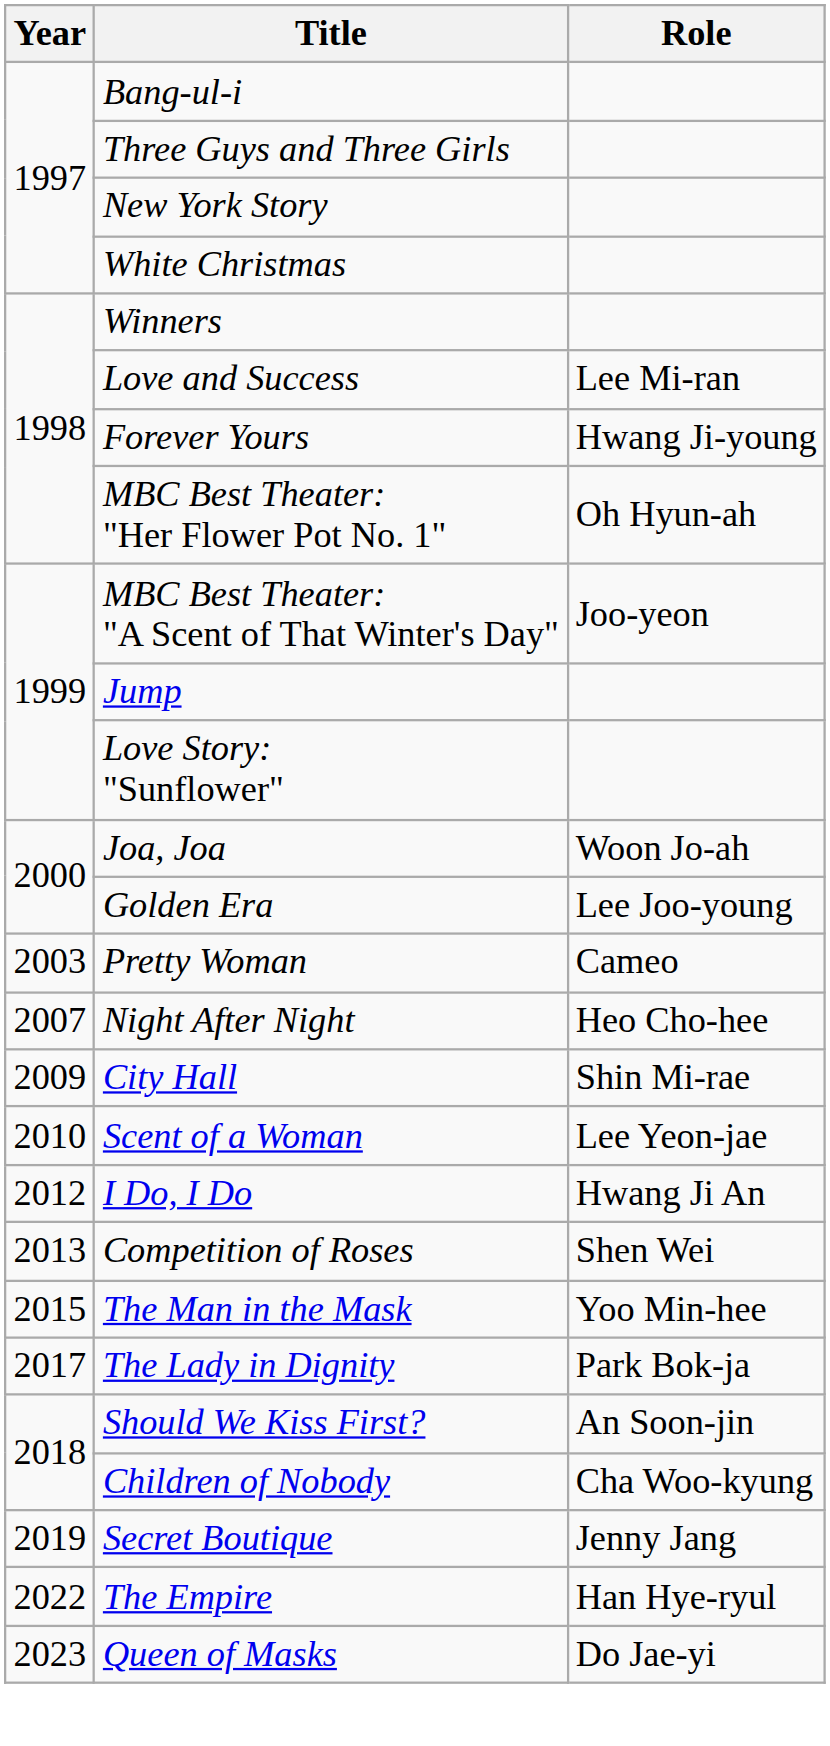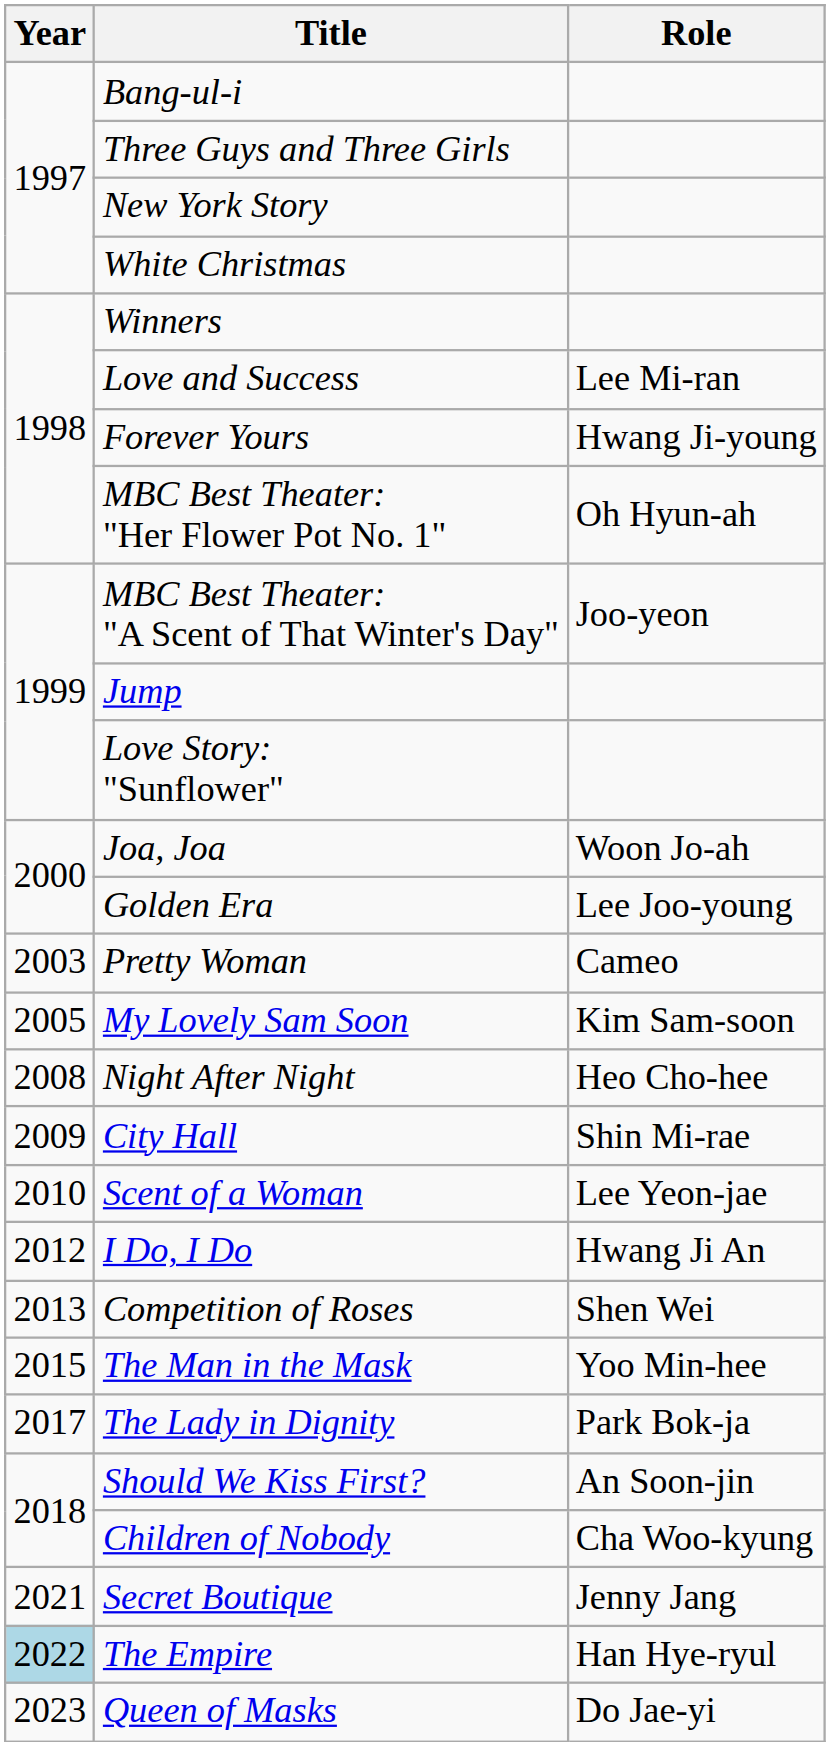+ row: (256, 1019)
(50, 1019) 2007 -> (50, 1077) 2008
(50, 1538) 2019 -> (50, 1595) 2021
(50, 1595) no background -> (50, 1653) lightblue background
